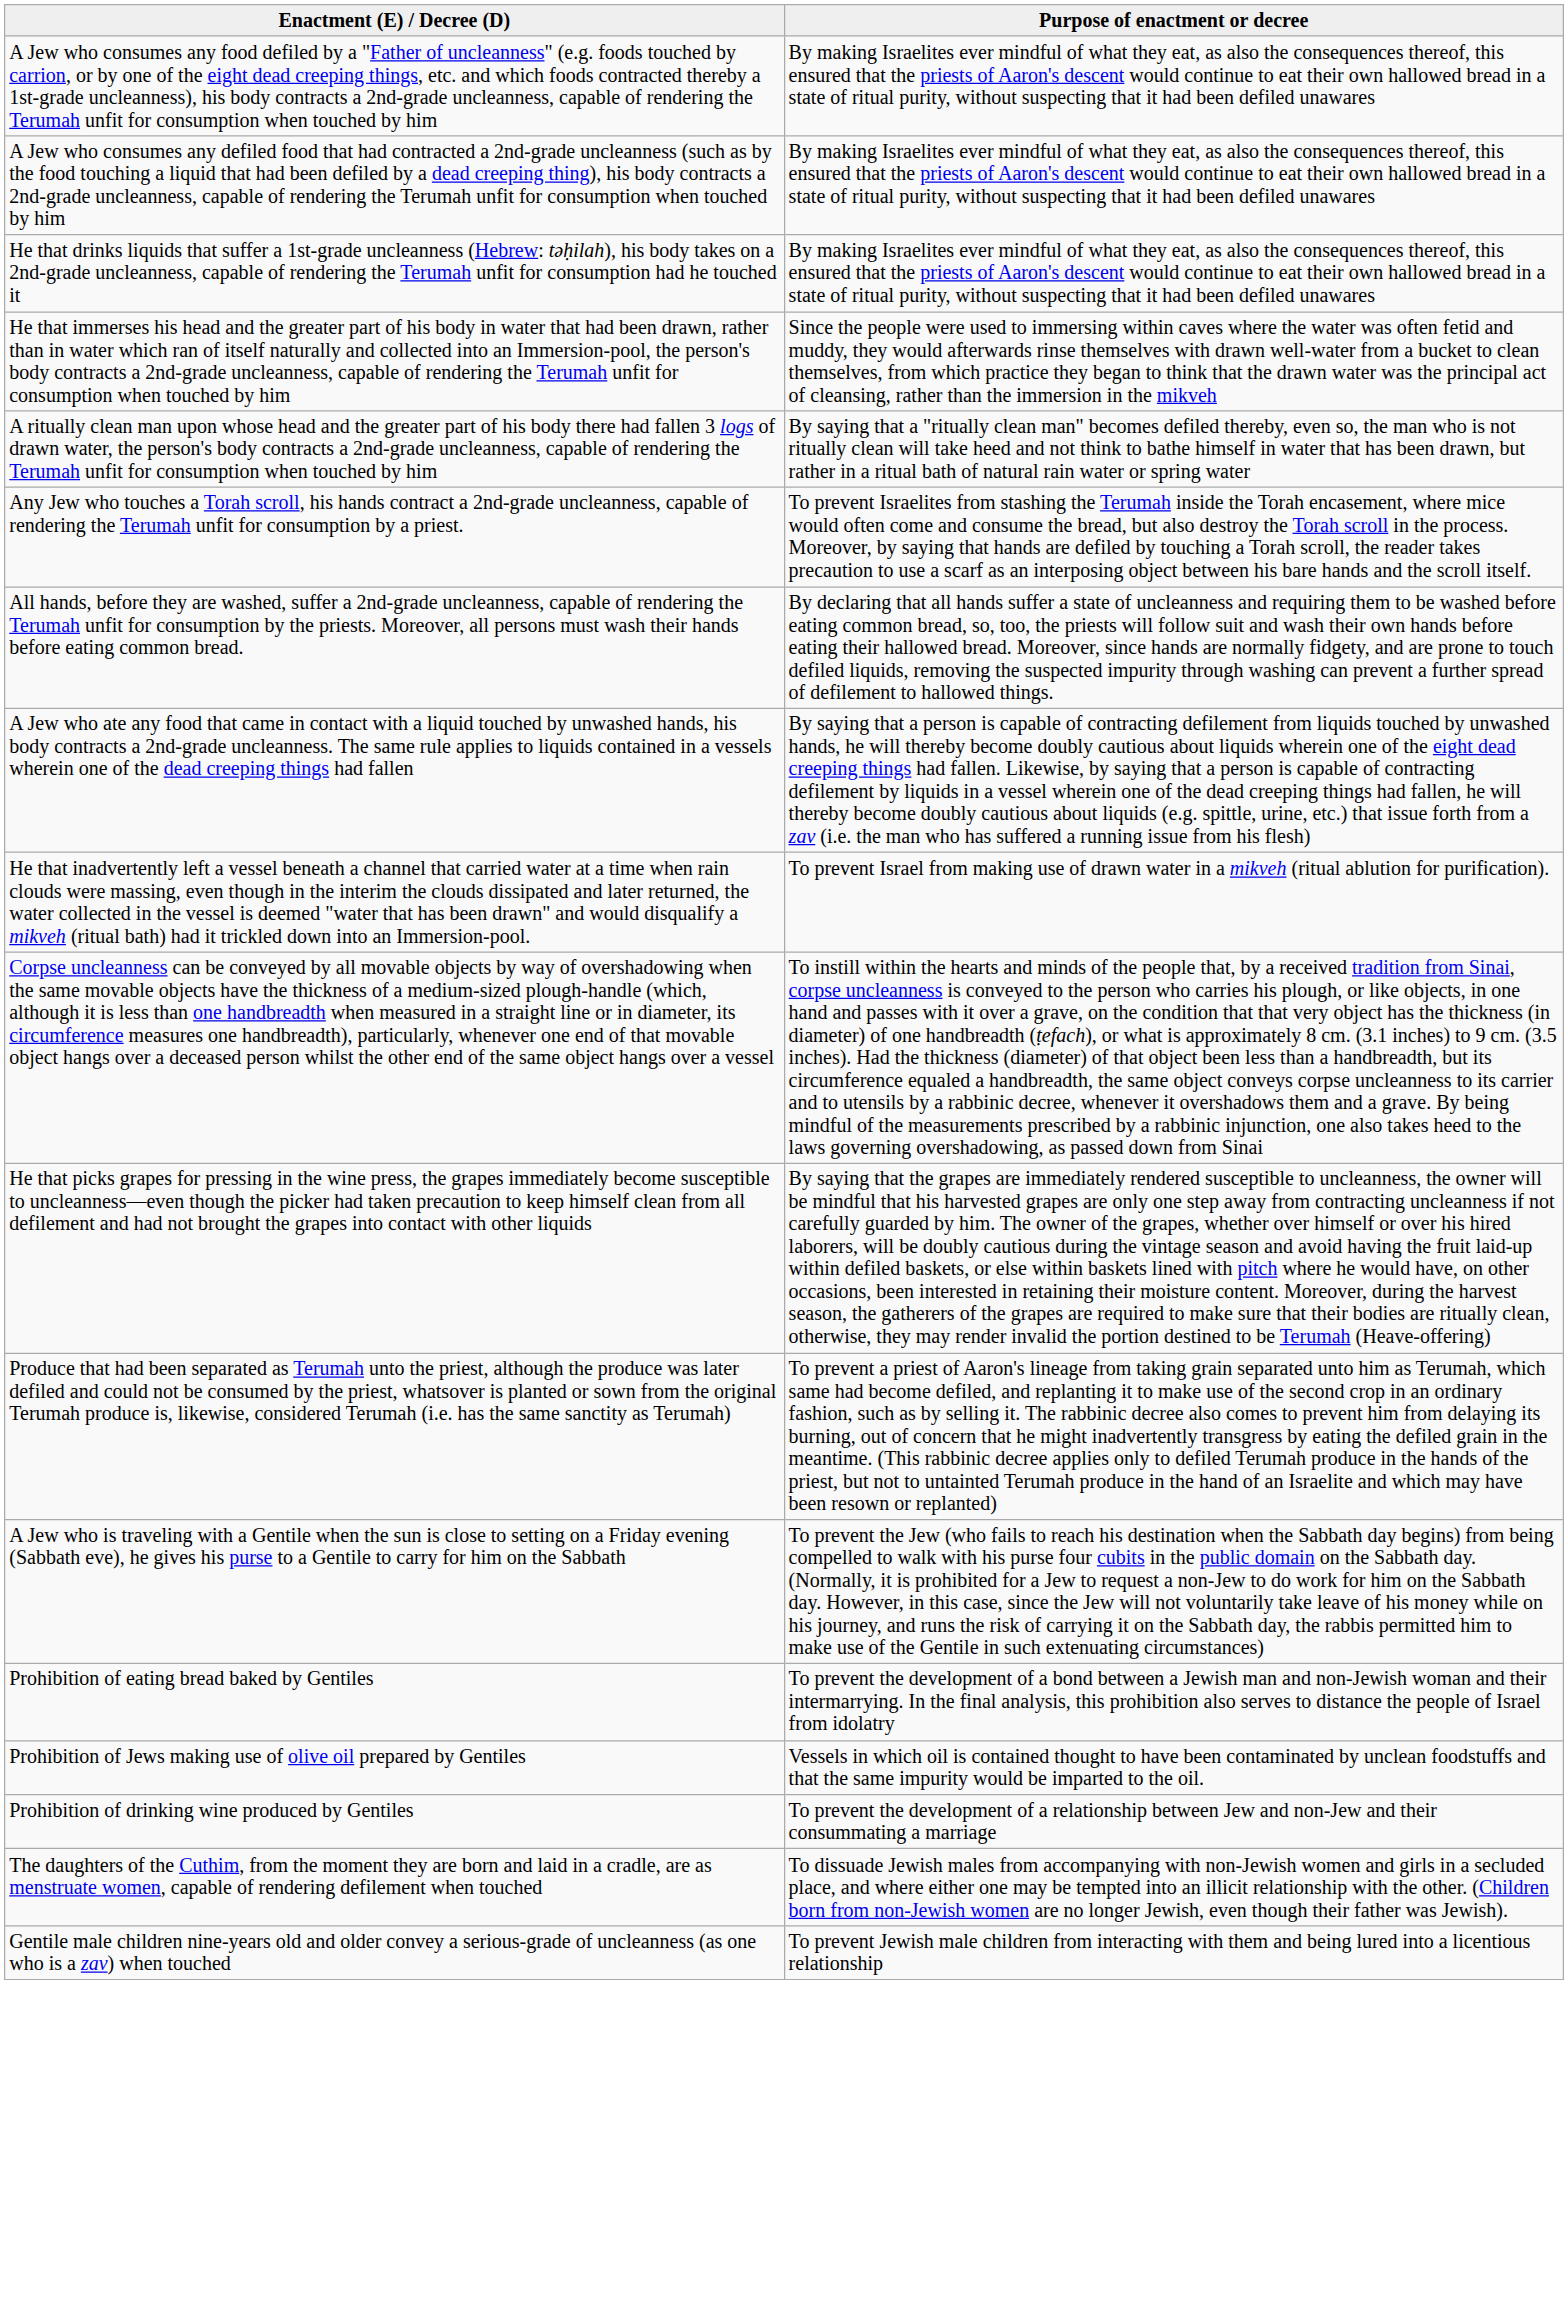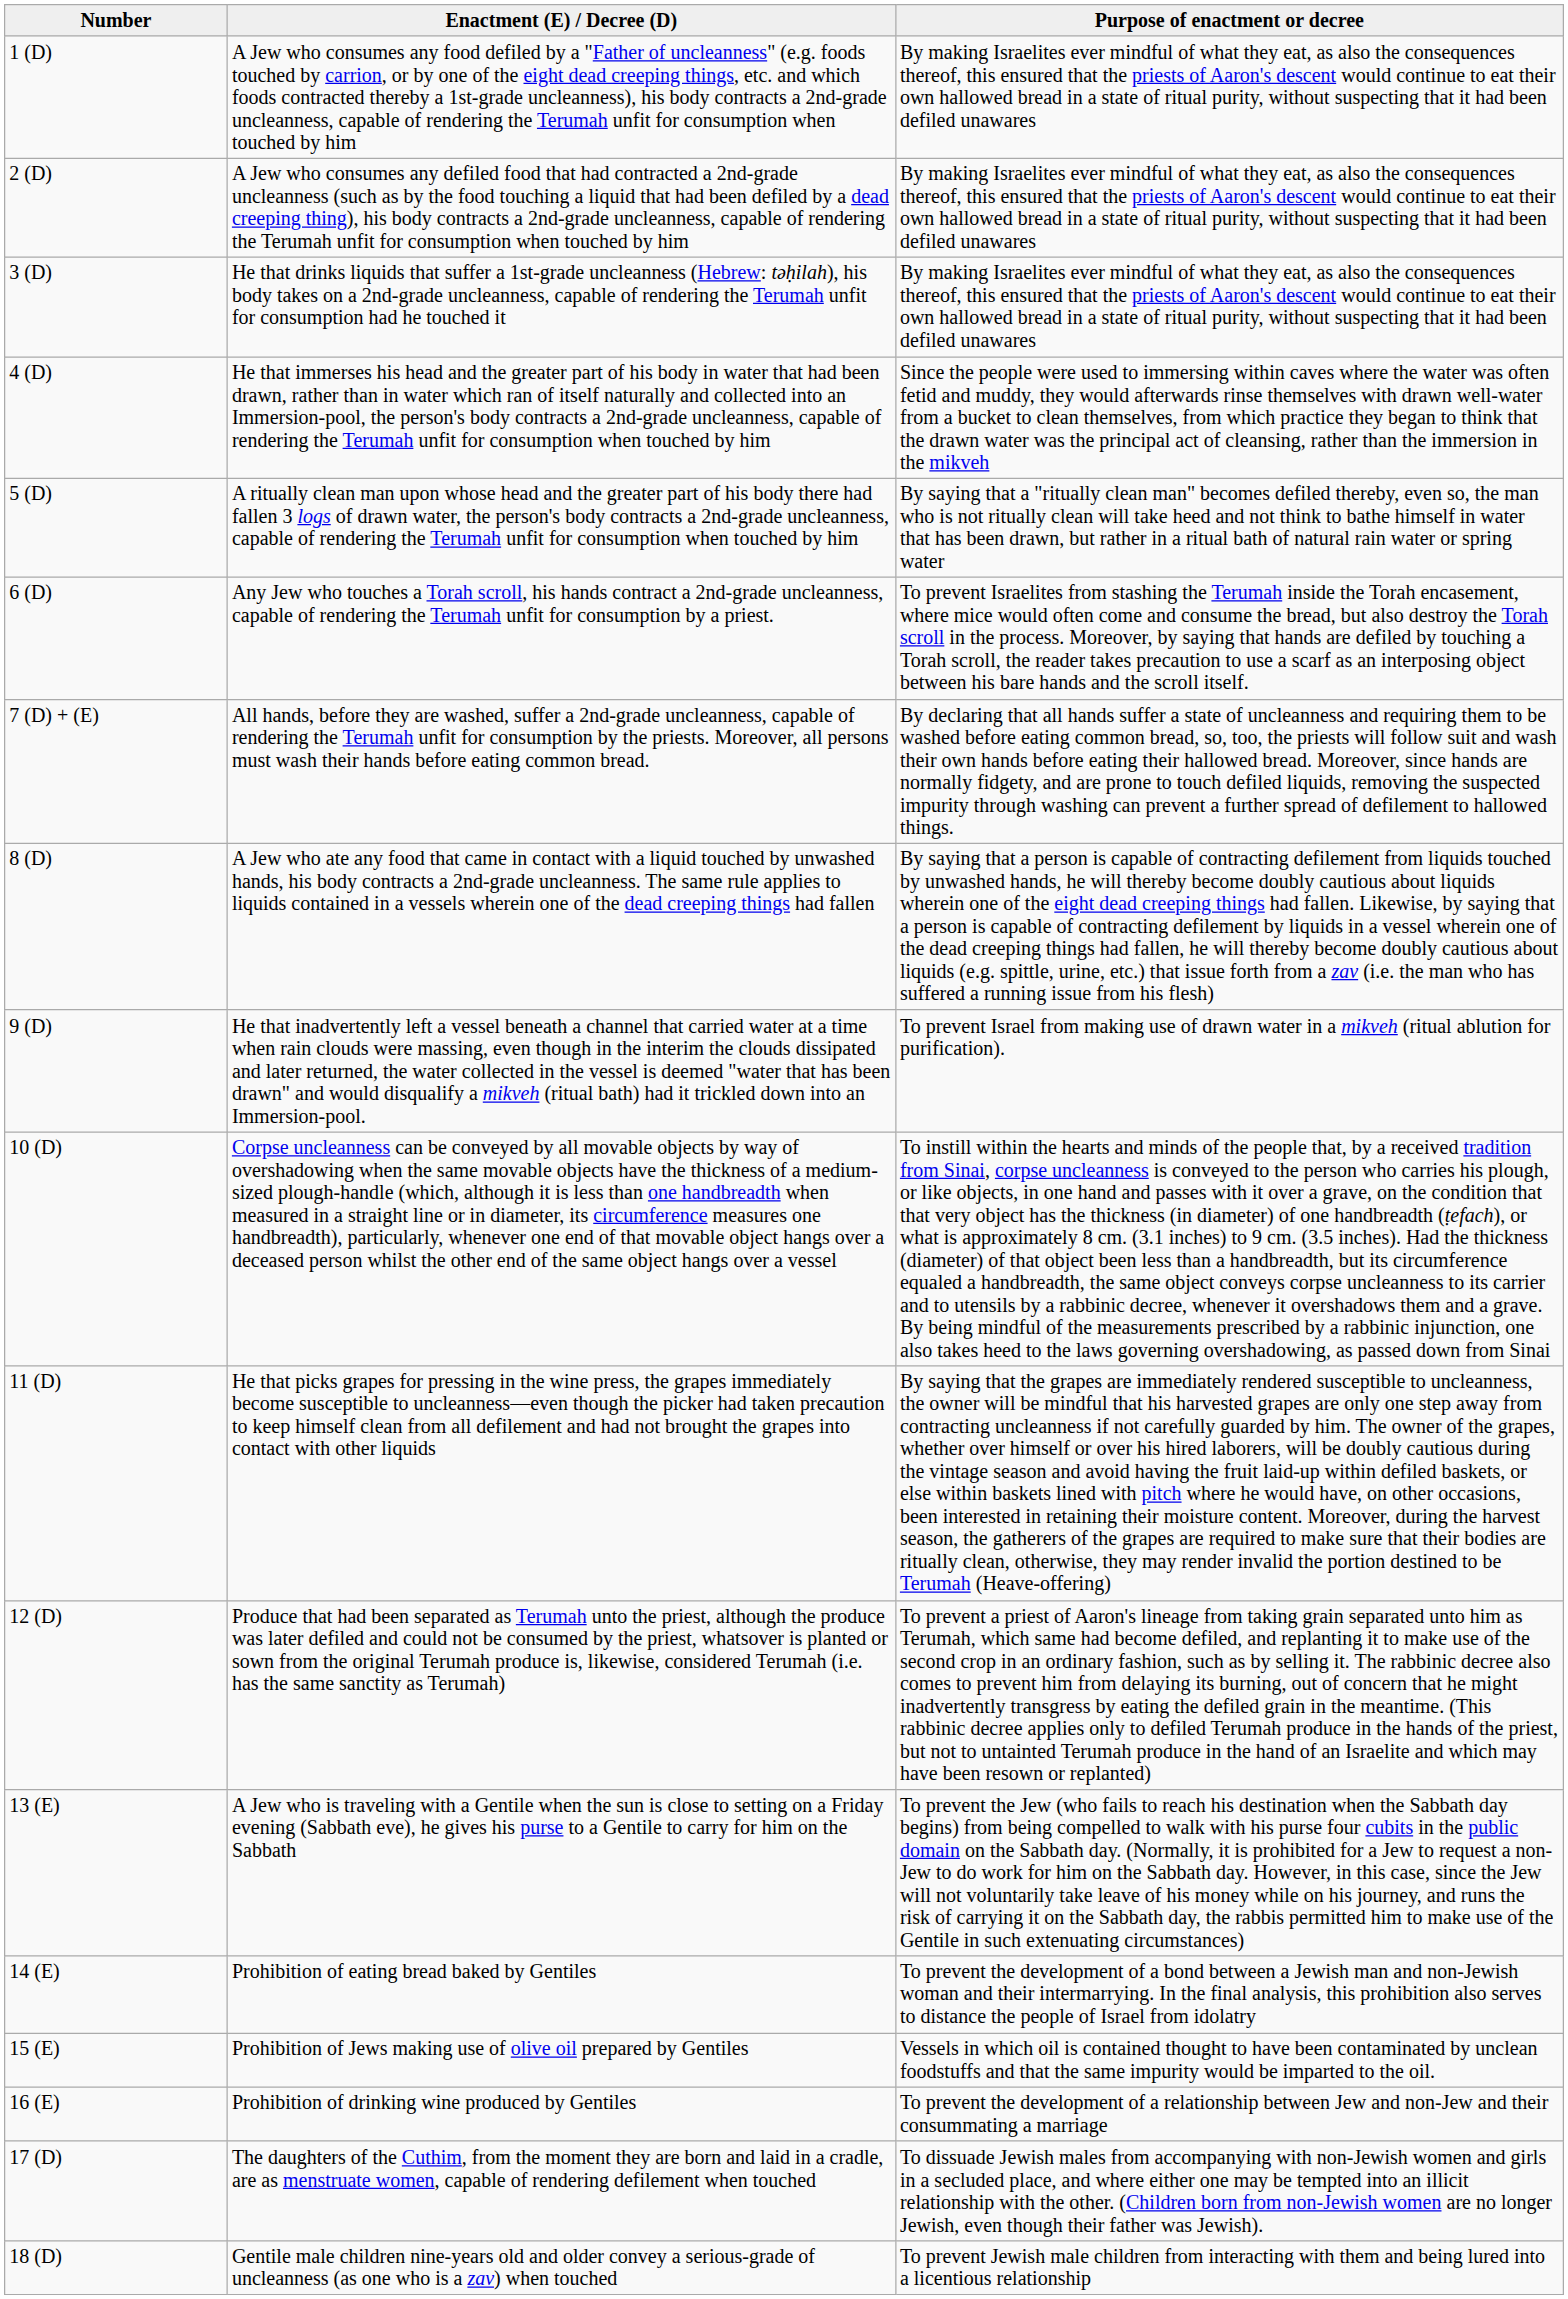+ column: (116, 20)
